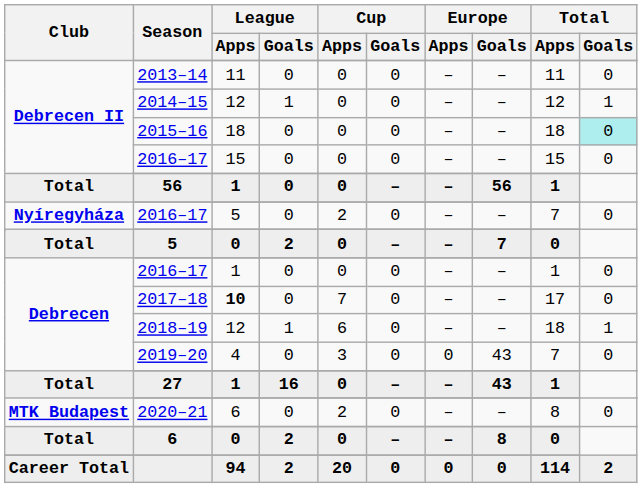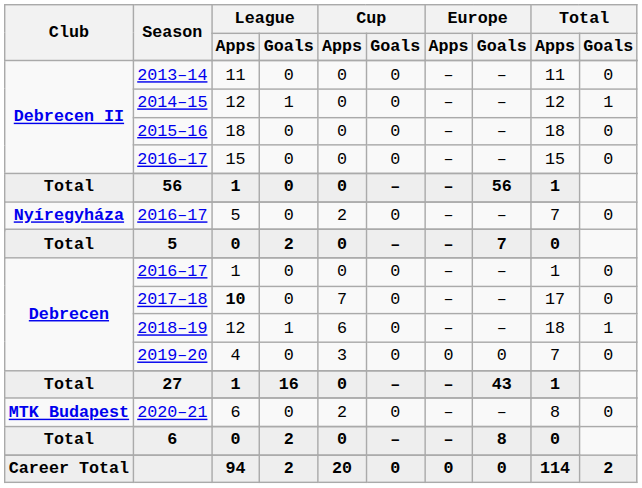(608, 131) paleturquoise background -> (608, 131) no background
(502, 356) 43 -> (502, 356) 0
